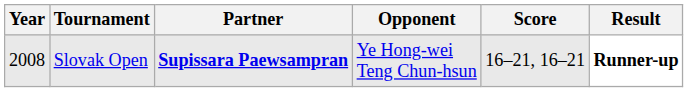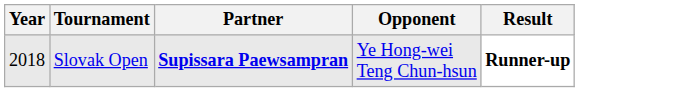- column: (535, 19)
(27, 60) 2008 -> (27, 60) 2018
